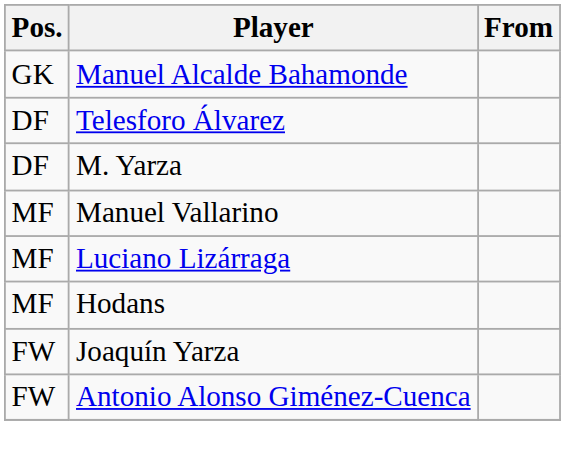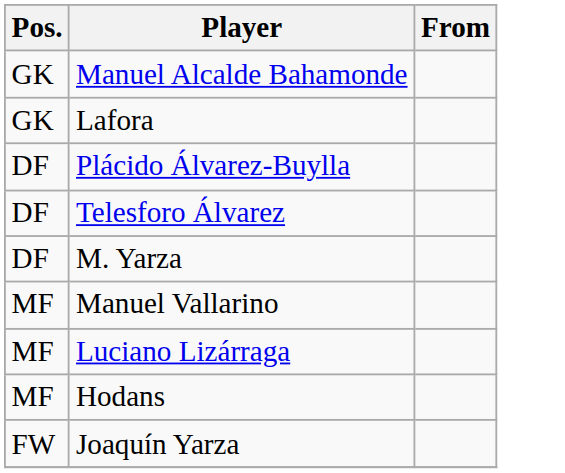+ row: (115, 119)
+ row: (213, 166)
- row: (273, 397)
